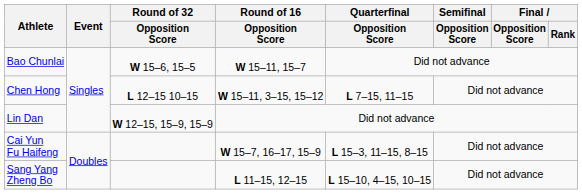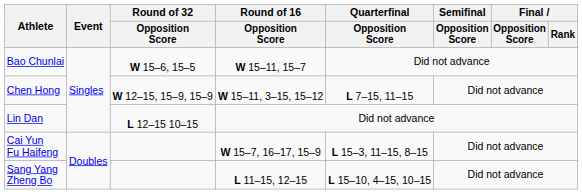(163, 96) L 12–15 10–15 -> (163, 96) W 12–15, 15–9, 15–9
(163, 125) W 12–15, 15–9, 15–9 -> (163, 125) L 12–15 10–15
